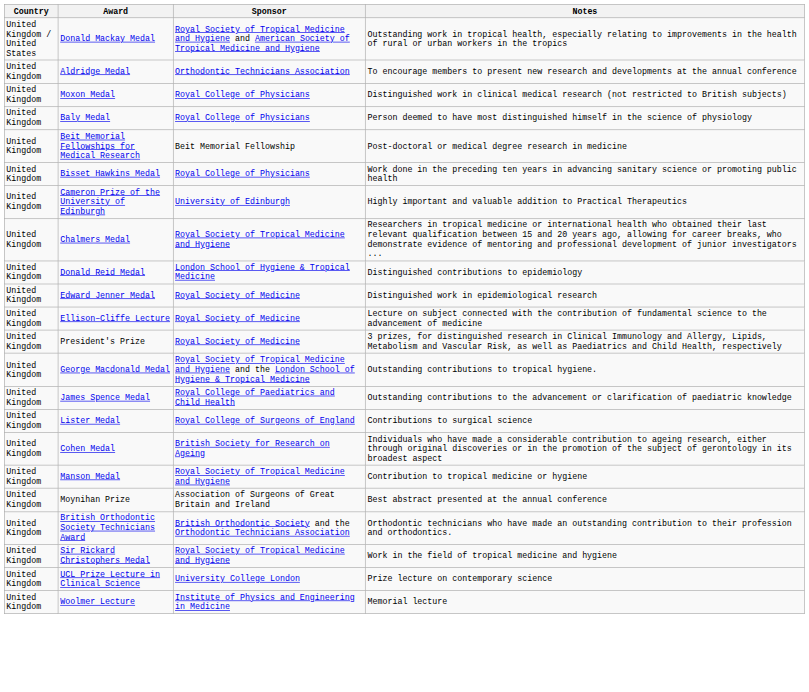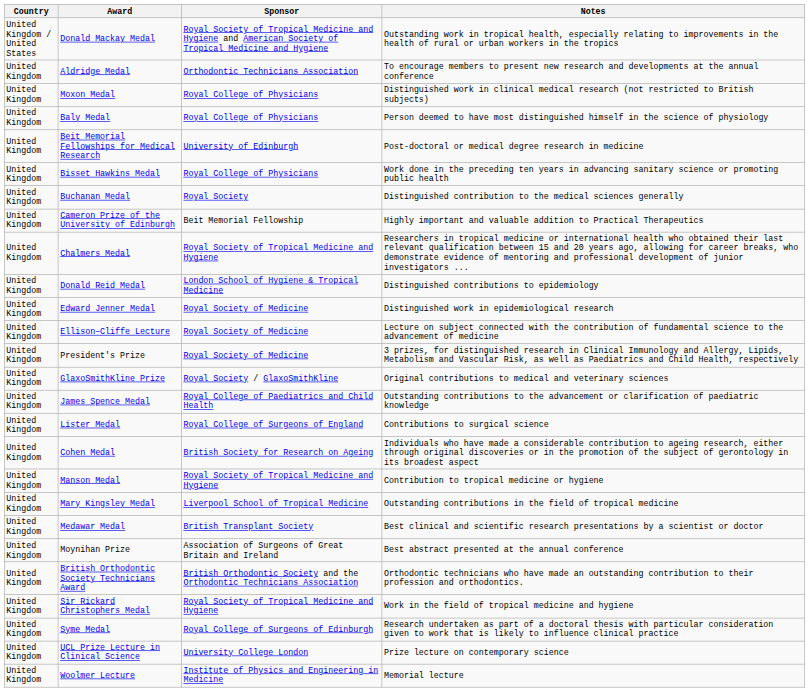(235, 146) Beit Memorial Fellowship -> (241, 146) University of Edinburgh
+ row: (95, 197)
(232, 202) University of Edinburgh -> (243, 220) Beit Memorial Fellowship
- row: (115, 370)
+ row: (113, 379)
+ row: (108, 504)
+ row: (93, 527)
+ row: (85, 629)
